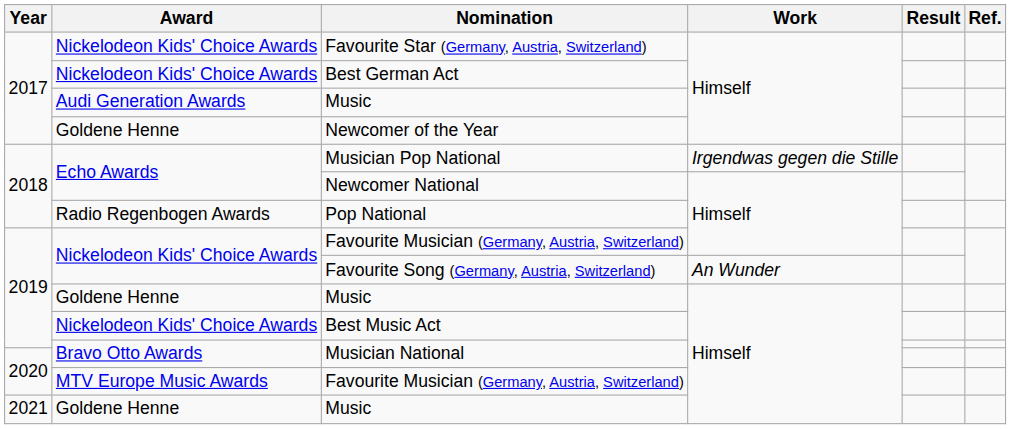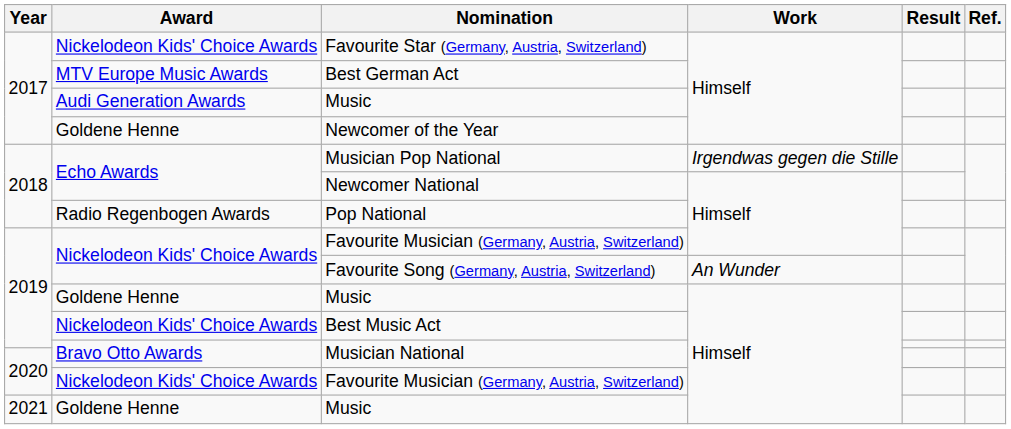(187, 74) Nickelodeon Kids' Choice Awards -> (162, 74) MTV Europe Music Awards
(162, 381) MTV Europe Music Awards -> (187, 381) Nickelodeon Kids' Choice Awards
